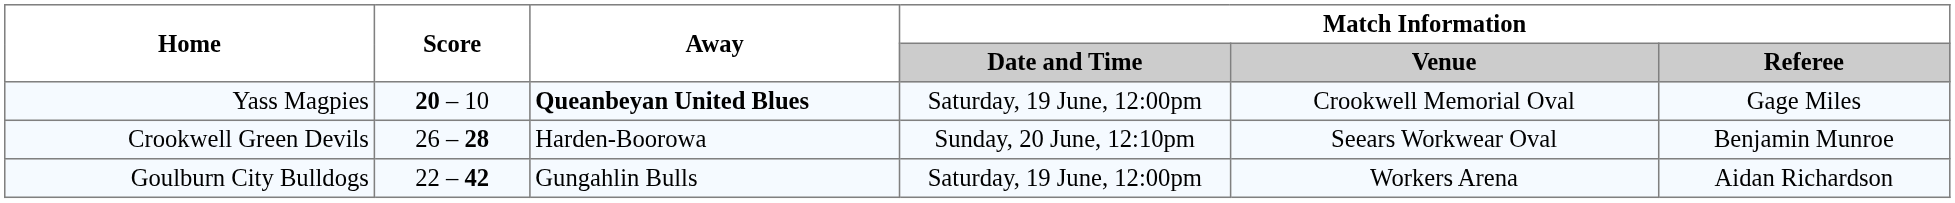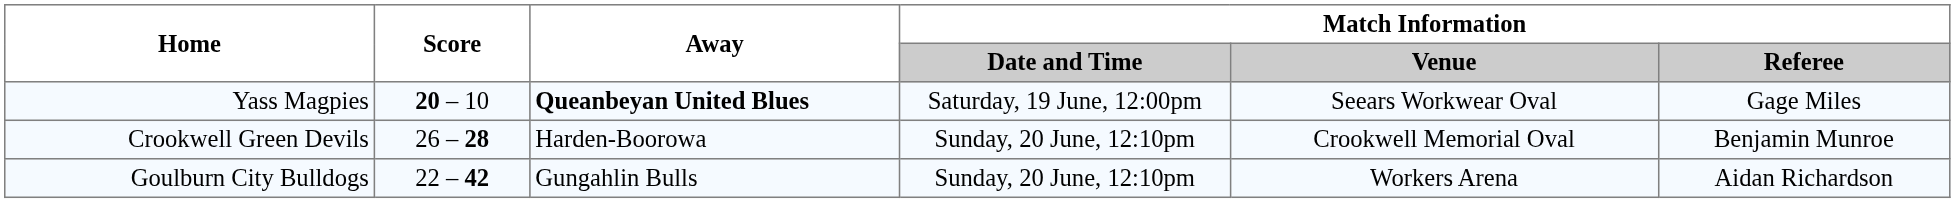(1444, 100) Crookwell Memorial Oval -> (1444, 100) Seears Workwear Oval
(1444, 139) Seears Workwear Oval -> (1444, 139) Crookwell Memorial Oval
(1065, 177) Saturday, 19 June, 12:00pm -> (1065, 177) Sunday, 20 June, 12:10pm
